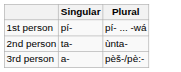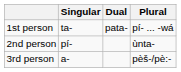+ column: (116, 12)
(67, 28) pí- -> (67, 28) ta-
(67, 43) ta- -> (67, 43) pí-
